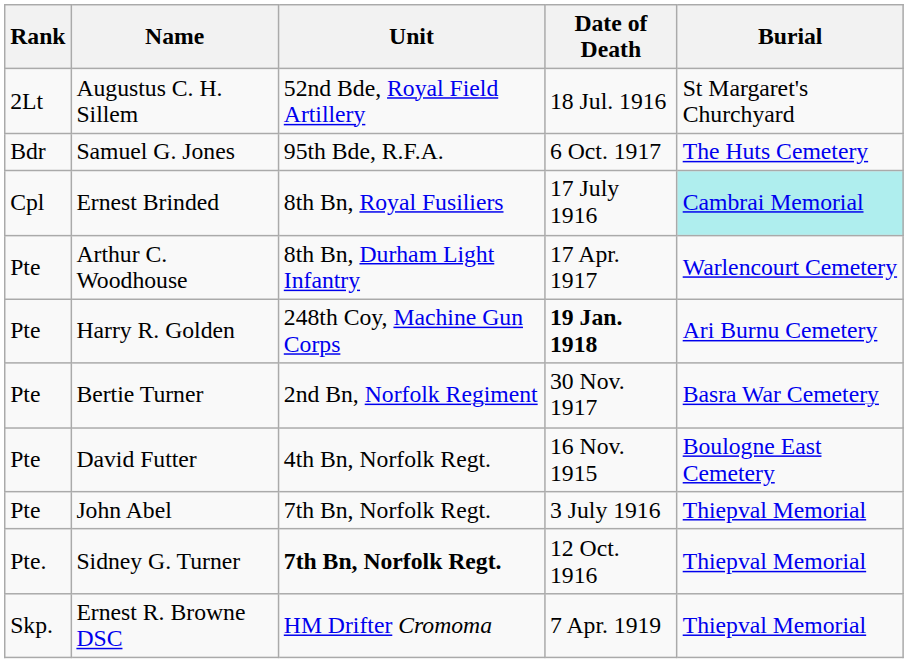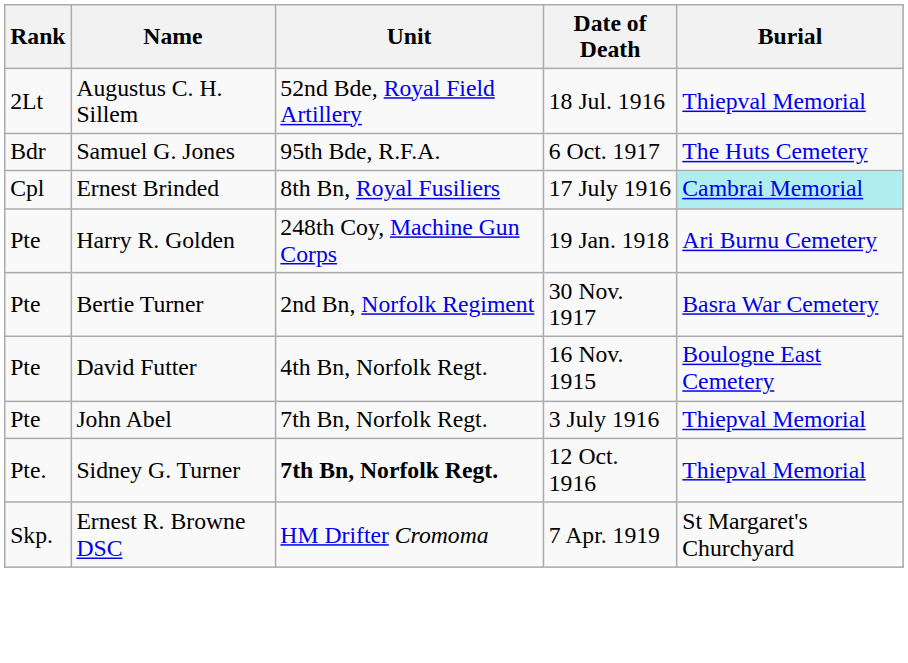(745, 100) St Margaret's Churchyard -> (774, 100) Thiepval Memorial
- row: (132, 266)
(586, 330) bold -> (609, 240) normal
(774, 625) Thiepval Memorial -> (745, 534) St Margaret's Churchyard
